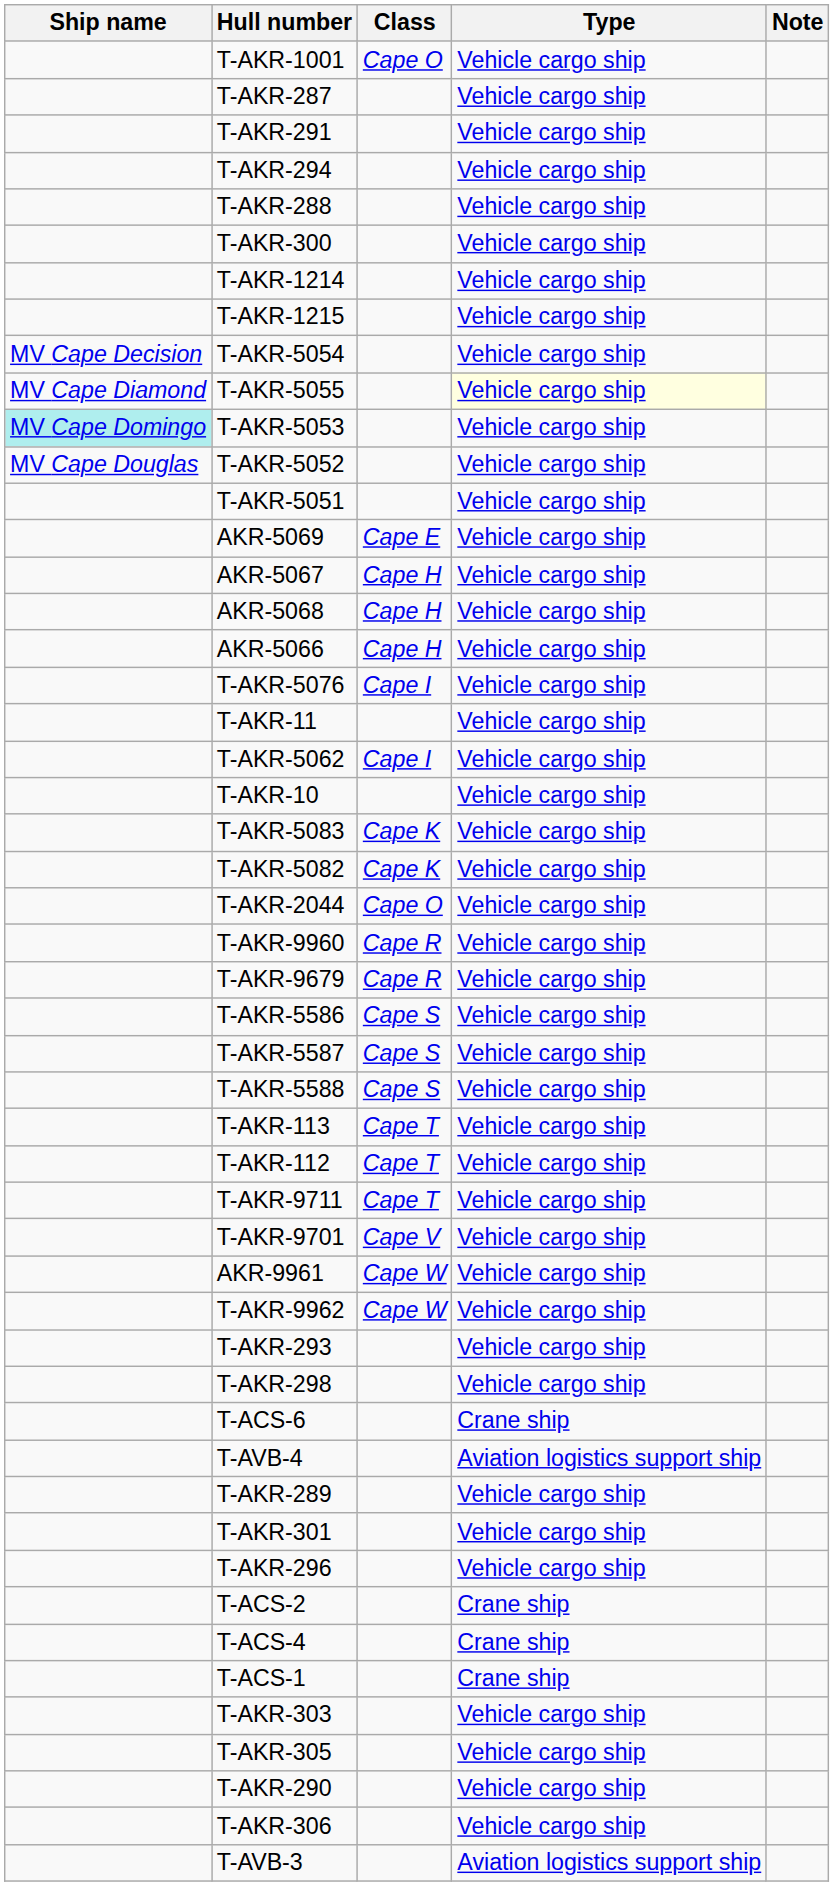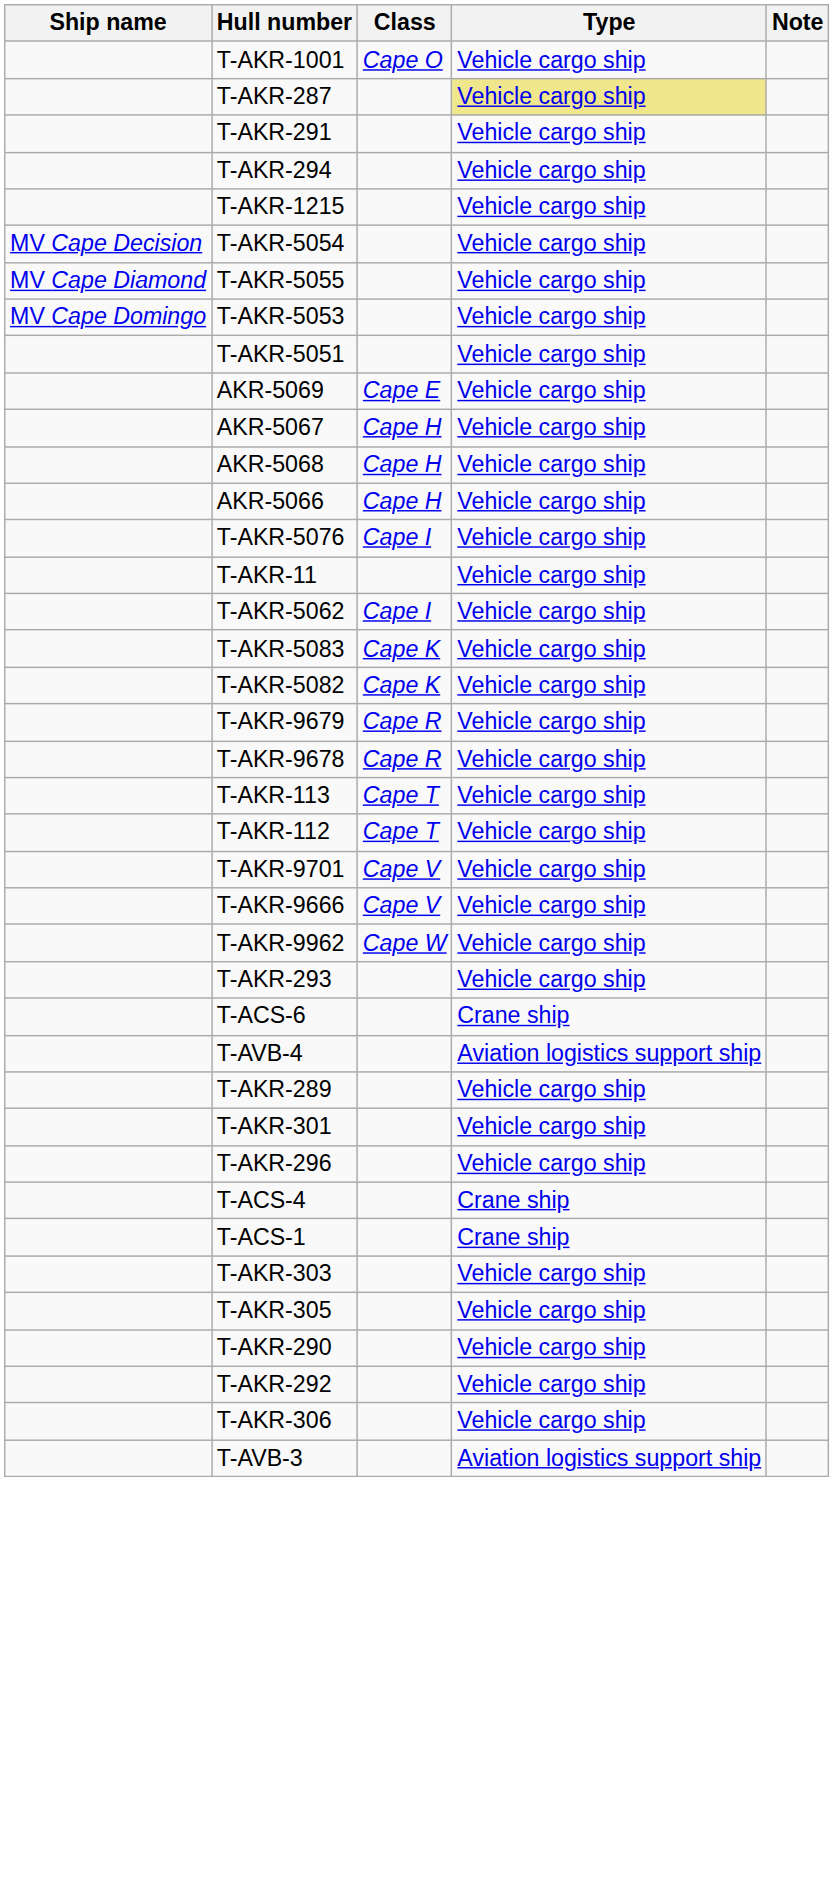(551, 96) no background -> (551, 96) khaki background
- row: (274, 206)
- row: (274, 243)
- row: (281, 280)
(551, 390) lightyellow background -> (551, 280) no background
(108, 427) paleturquoise background -> (108, 317) no background
- row: (281, 464)
- row: (268, 795)
- row: (281, 905)
- row: (281, 942)
+ row: (281, 758)
- row: (281, 1016)
- row: (281, 1053)
- row: (281, 1089)
- row: (280, 1200)
+ row: (281, 905)
- row: (270, 1273)
- row: (274, 1384)
- row: (261, 1605)
+ row: (274, 1384)
